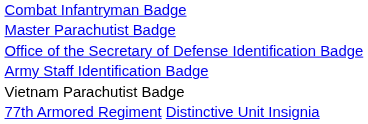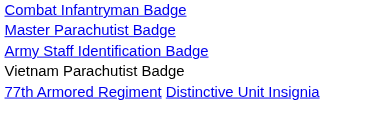- row: (184, 51)
